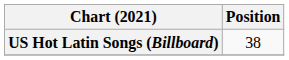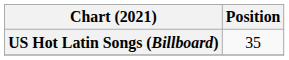(253, 42) 38 -> (253, 42) 35
